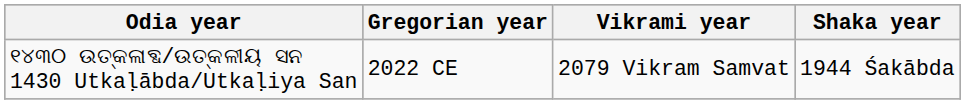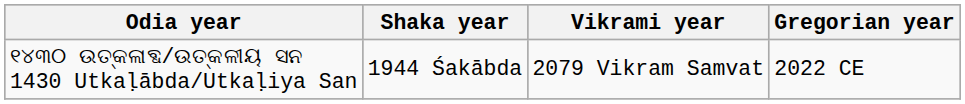columns swapped: (877, 22) <-> (458, 22)
